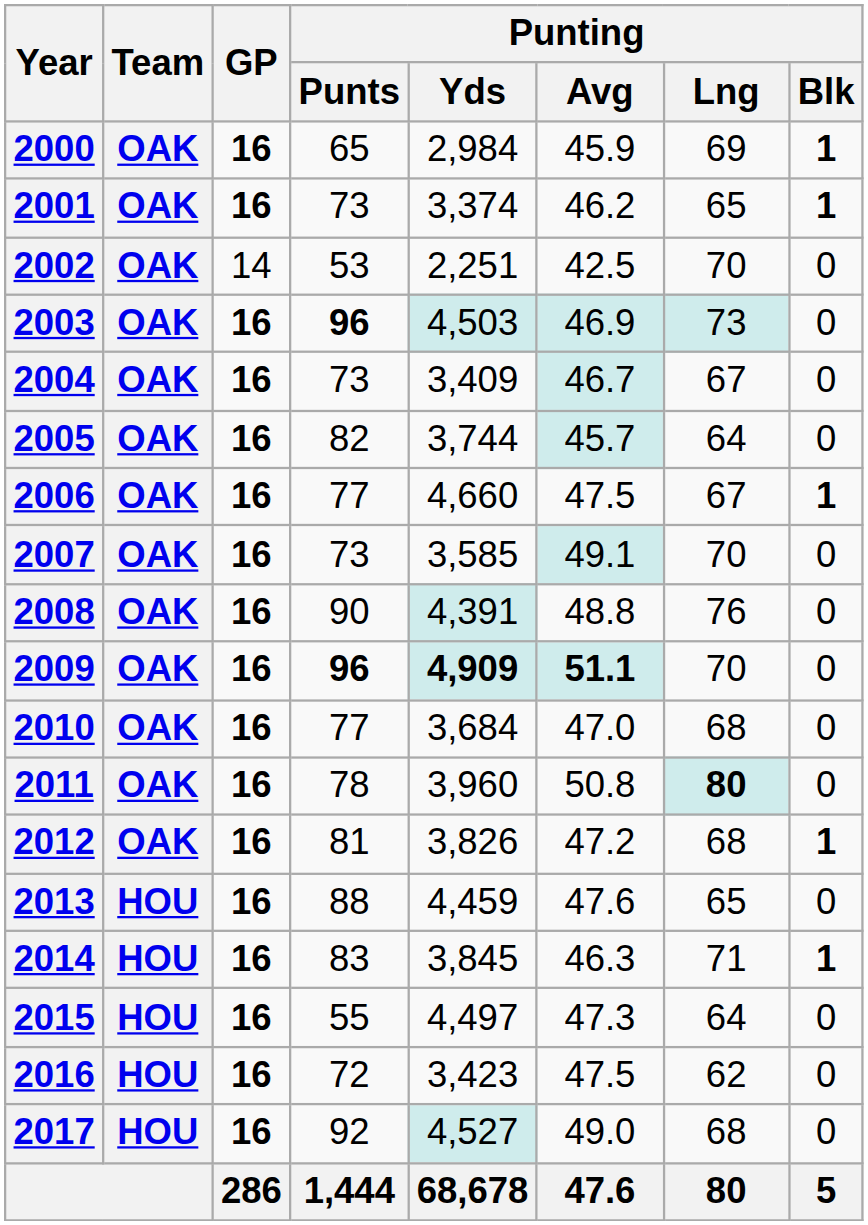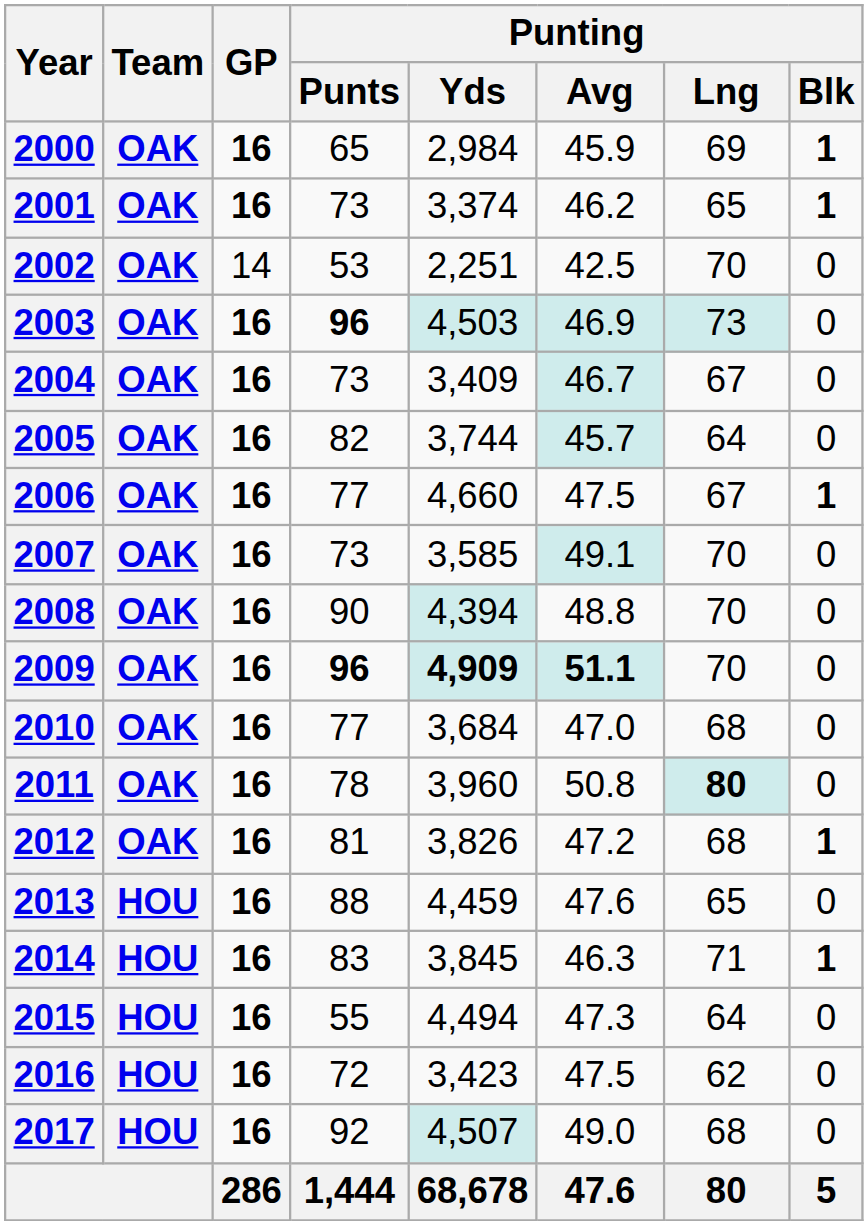(473, 611) 4,391 -> (473, 611) 4,394
(726, 611) 76 -> (726, 611) 70
(473, 1016) 4,497 -> (473, 1016) 4,494
(473, 1132) 4,527 -> (473, 1132) 4,507
